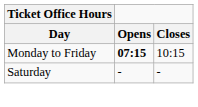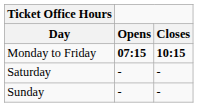(171, 53) normal -> (171, 53) bold
+ row: (26, 92)
